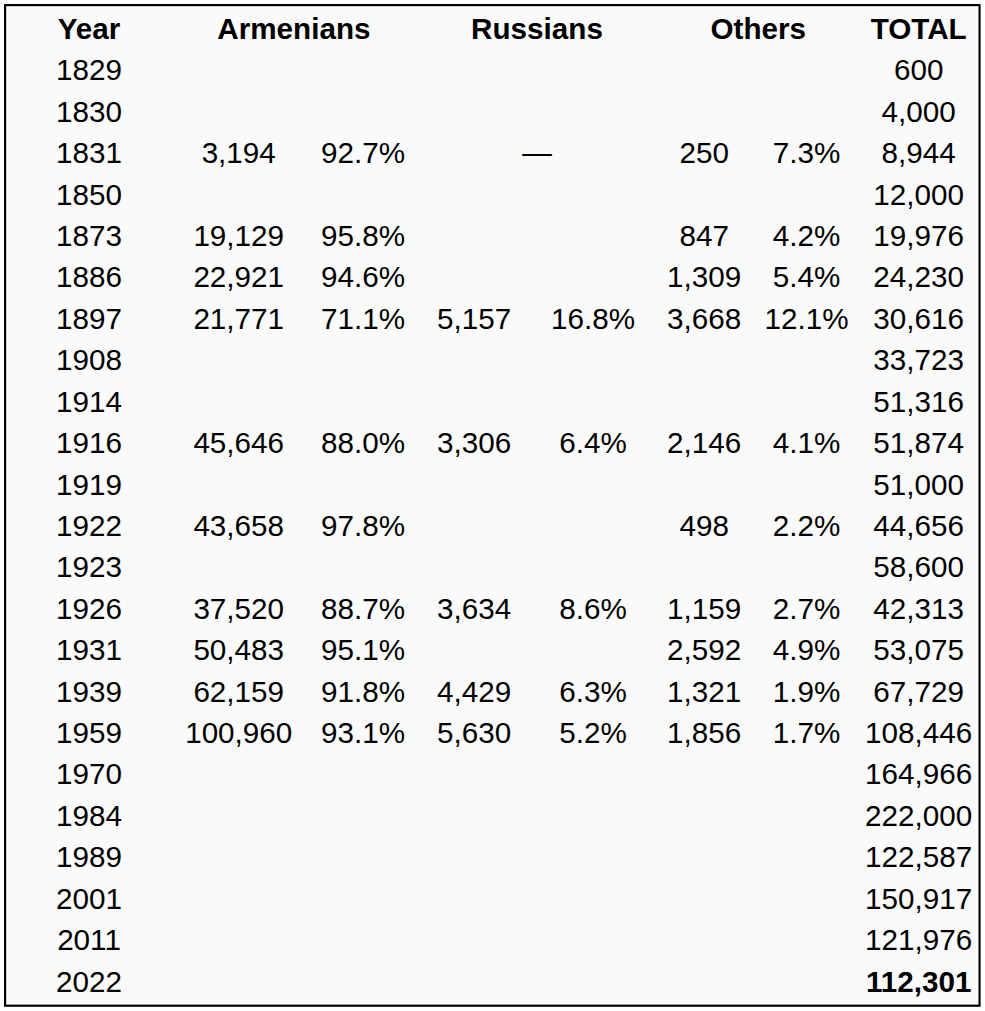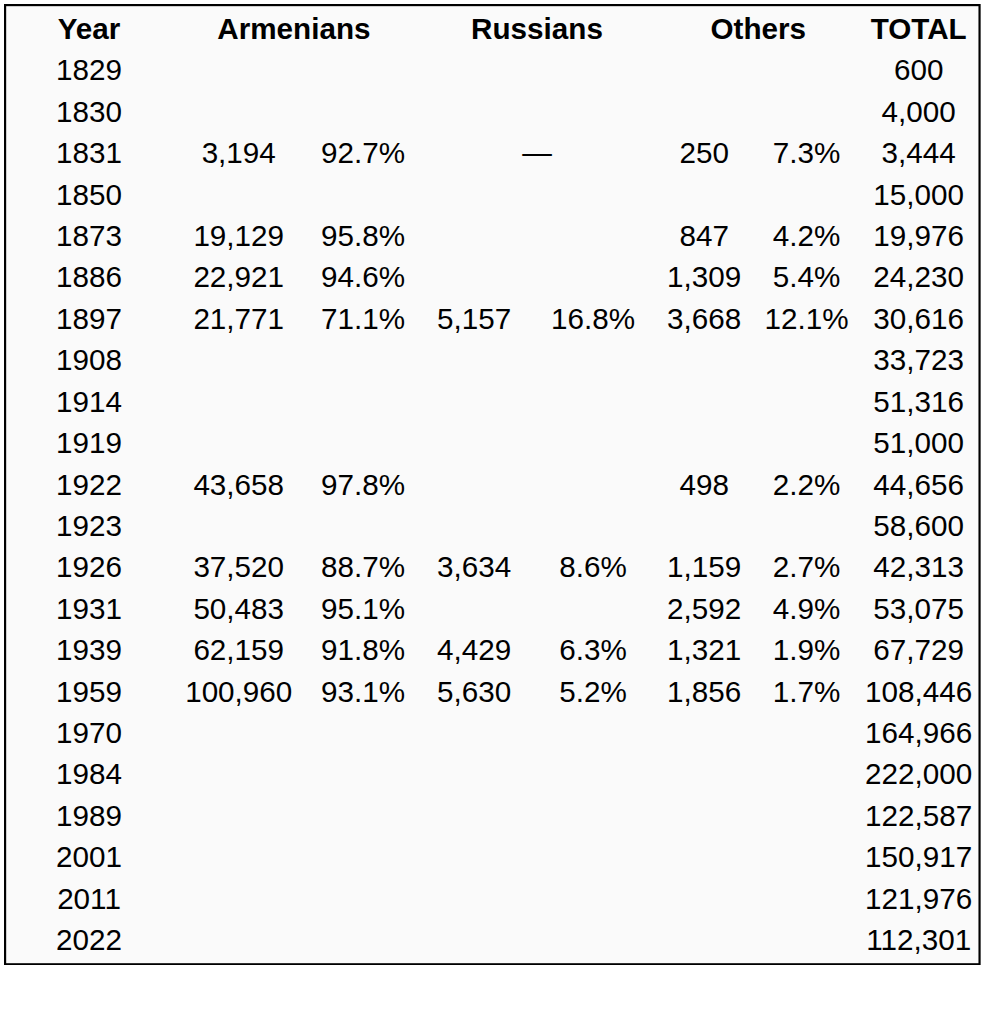(919, 153) 8,944 -> (919, 153) 3,444
(919, 195) 12,000 -> (919, 195) 15,000
- row: (89, 443)
(919, 982) bold -> (919, 940) normal
